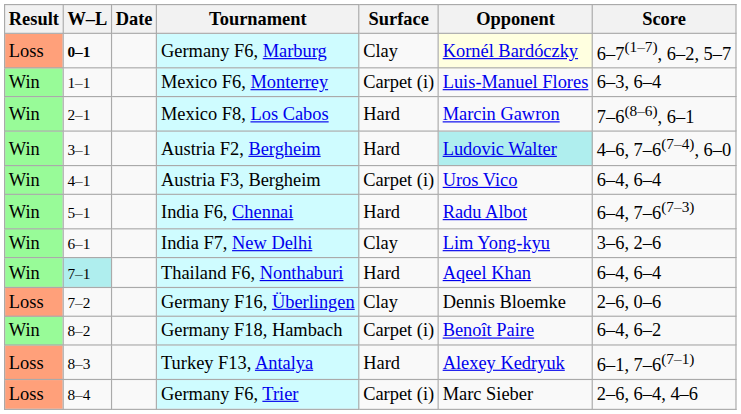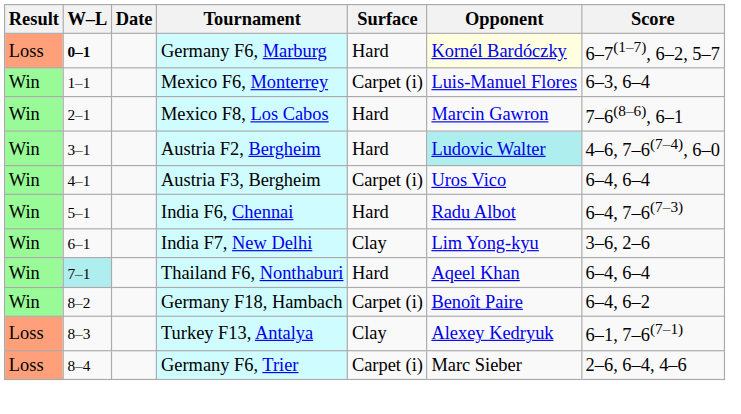(381, 50) Clay -> (370, 50) Hard
- row: (258, 301)
(382, 362) Hard -> (369, 333) Clay
